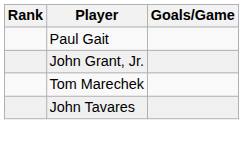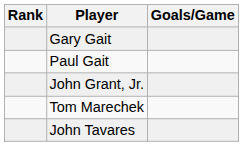+ row: (80, 38)
